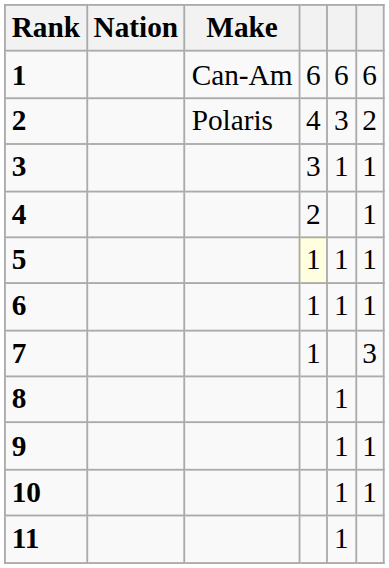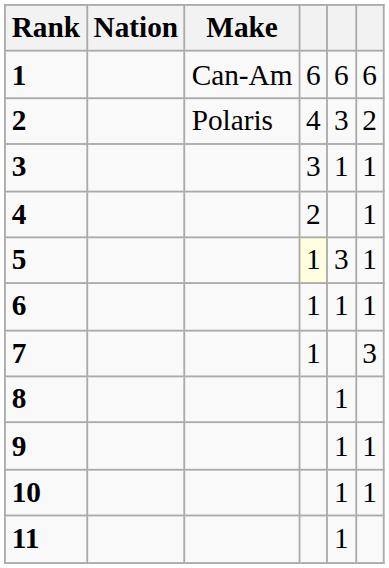(341, 259) 1 -> (341, 259) 3
